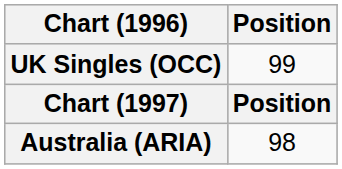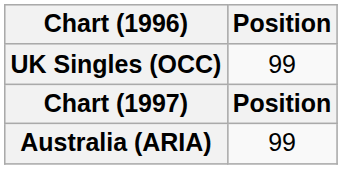(282, 143) 98 -> (282, 143) 99
